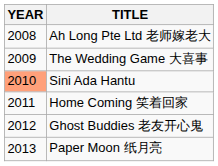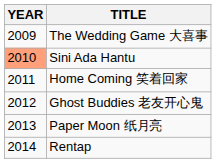- row: (130, 36)
+ row: (70, 147)
